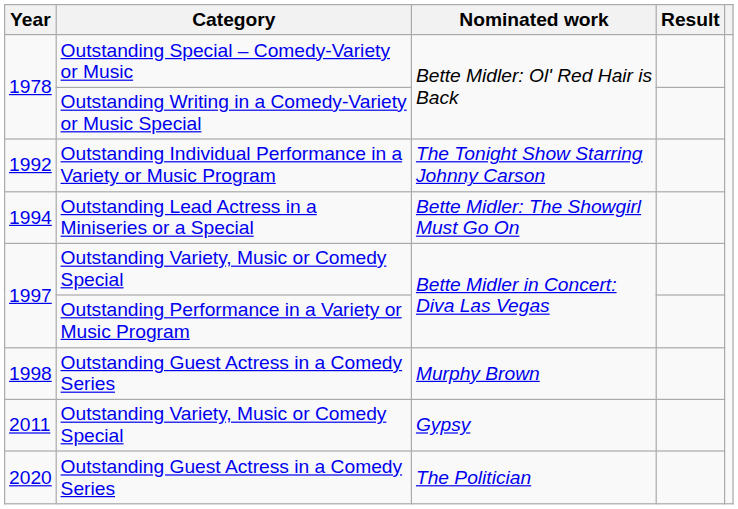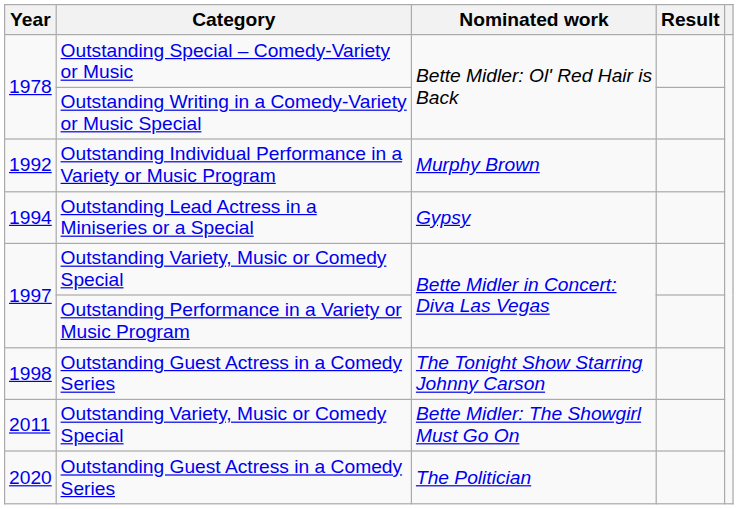(529, 165) The Tonight Show Starring Johnny Carson -> (478, 165) Murphy Brown
(529, 217) Bette Midler: The Showgirl Must Go On -> (443, 217) Gypsy
(478, 373) Murphy Brown -> (529, 373) The Tonight Show Starring Johnny Carson
(443, 425) Gypsy -> (529, 425) Bette Midler: The Showgirl Must Go On
